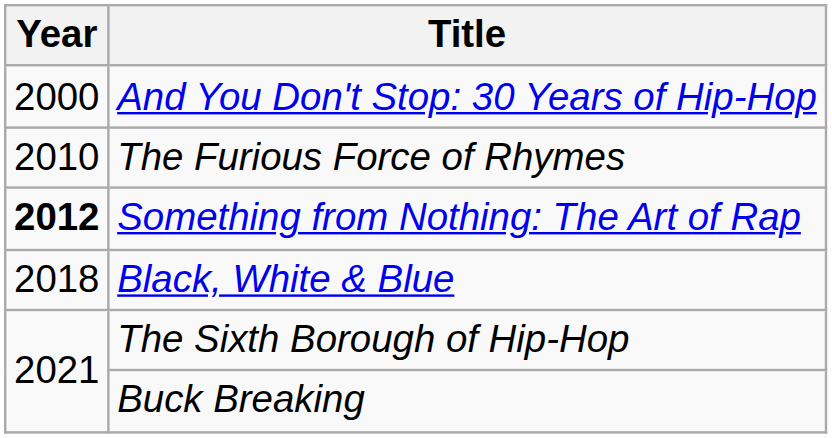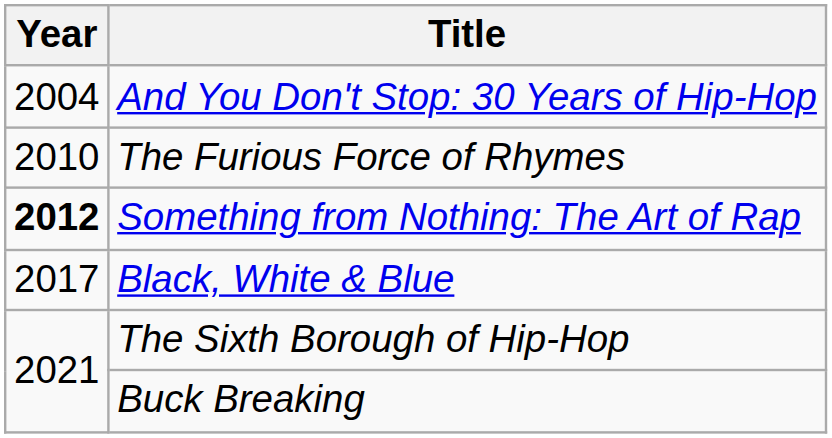(57, 95) 2000 -> (57, 95) 2004
(57, 278) 2018 -> (57, 278) 2017
